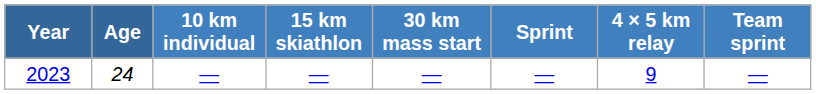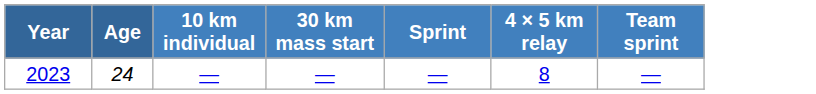- column: (319, 32)
(651, 74) 9 -> (544, 74) 8
